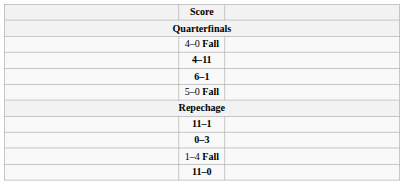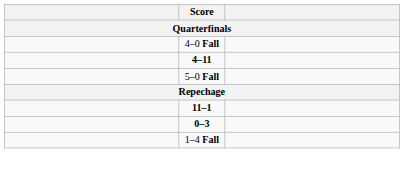- row: (202, 76)
- row: (202, 172)
